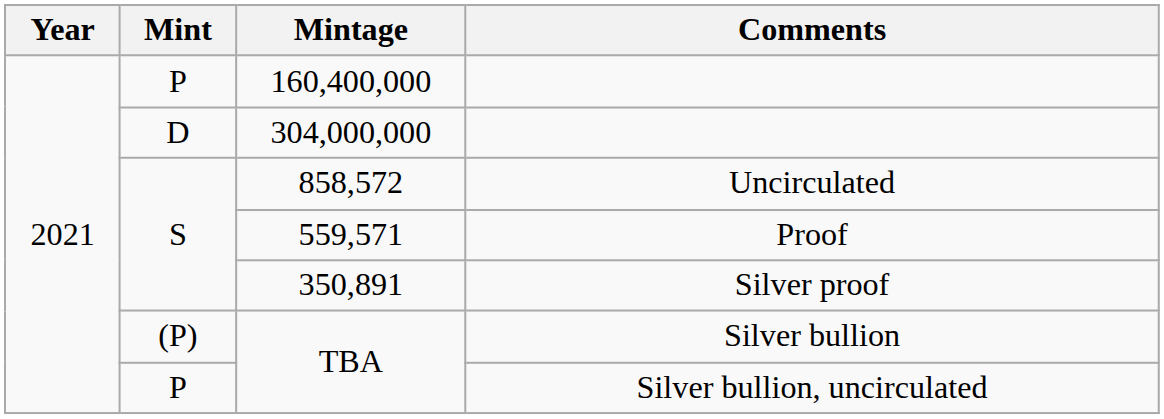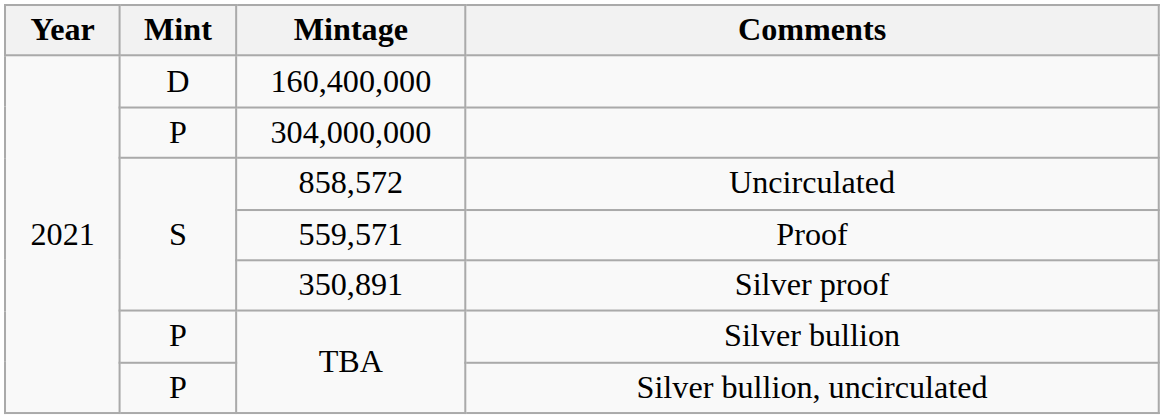(178, 81) P -> (178, 81) D
(178, 132) D -> (178, 132) P
(178, 336) (P) -> (178, 336) P
